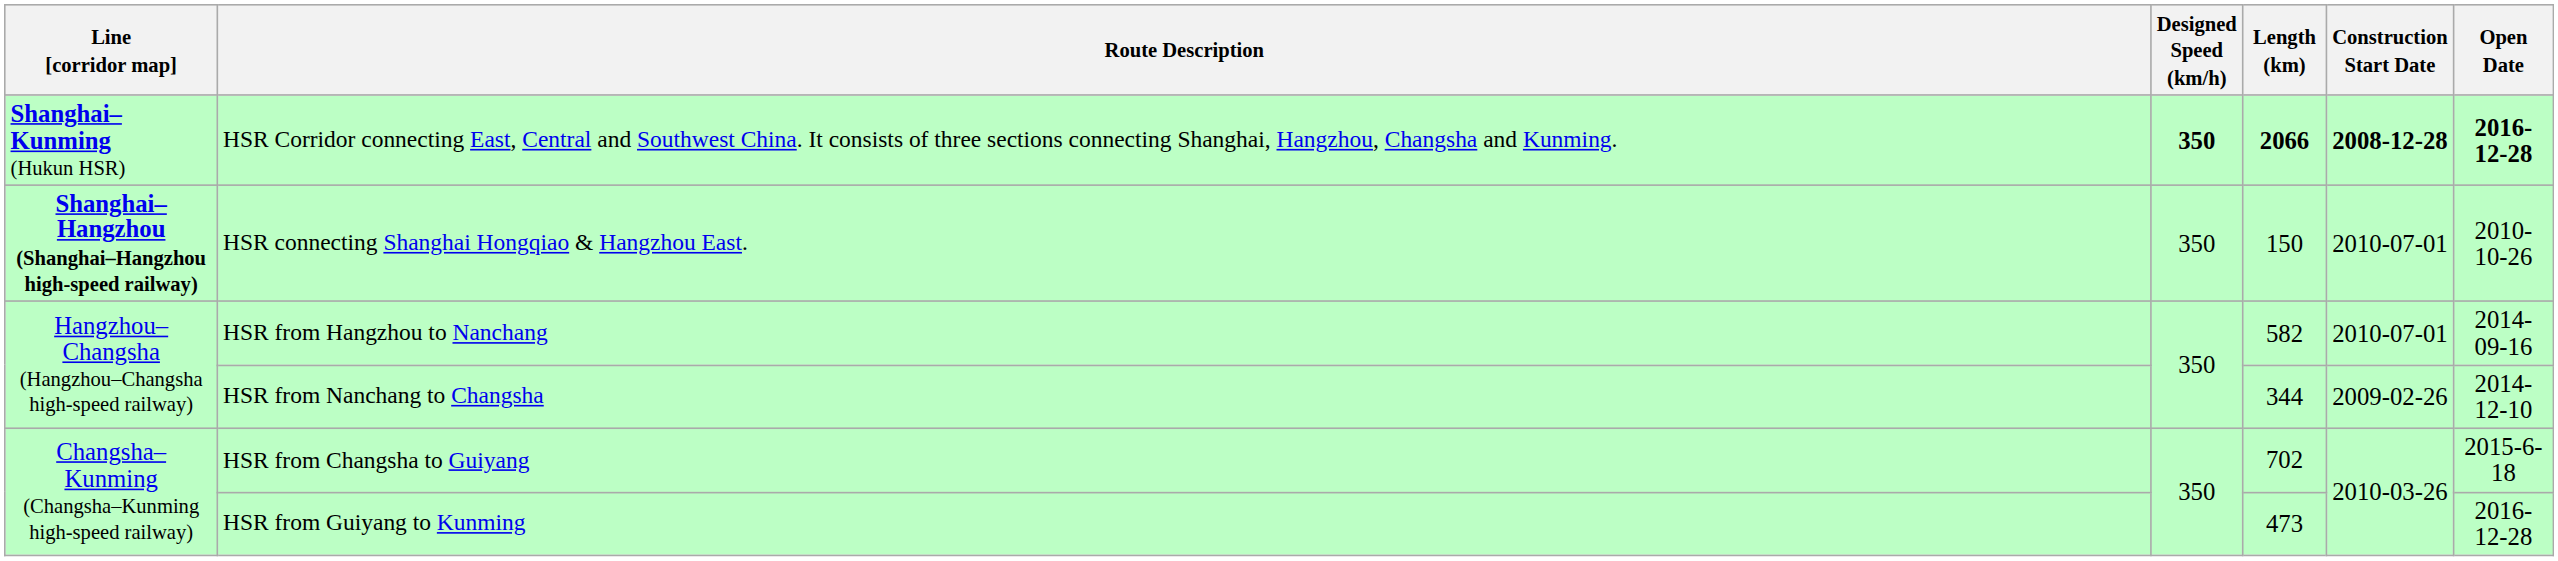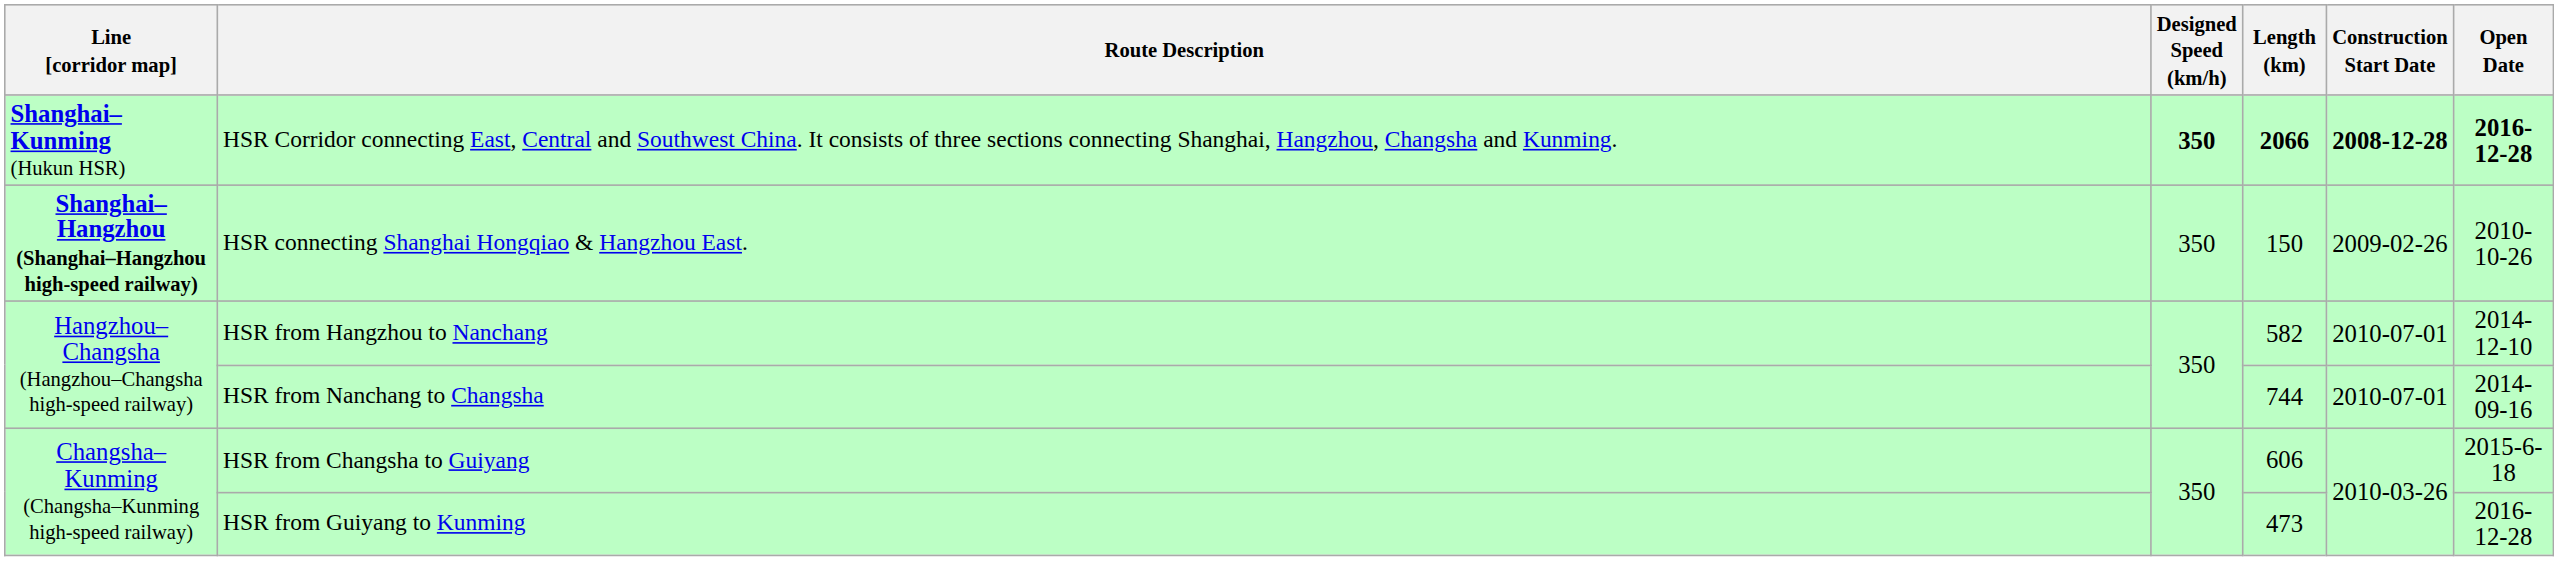(2390, 243) 2010-07-01 -> (2390, 243) 2009-02-26
(2503, 333) 2014-09-16 -> (2503, 333) 2014-12-10
(2284, 396) 344 -> (2284, 396) 744
(2390, 396) 2009-02-26 -> (2390, 396) 2010-07-01
(2503, 396) 2014-12-10 -> (2503, 396) 2014-09-16
(2284, 460) 702 -> (2284, 460) 606
